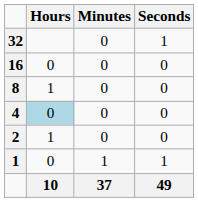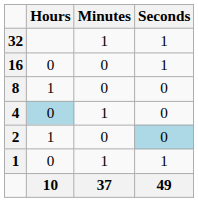(104, 40) 0 -> (104, 40) 1
(164, 64) 0 -> (164, 64) 1
(104, 112) 0 -> (104, 112) 1
(164, 137) no background -> (164, 137) lightblue background
